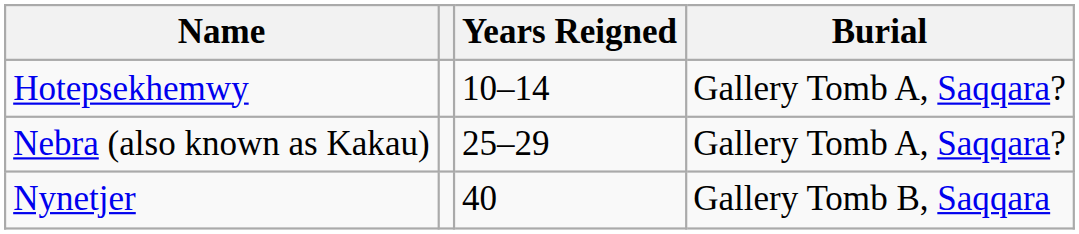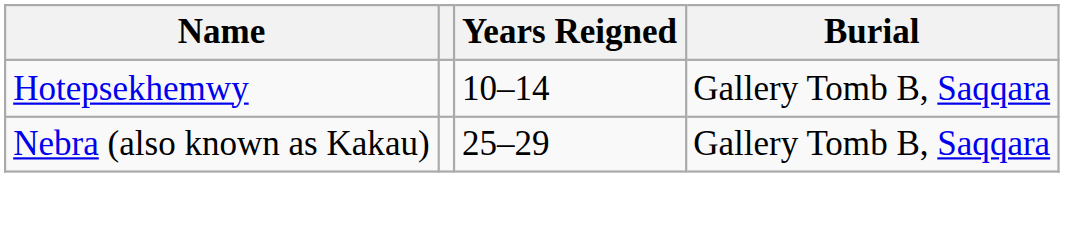(879, 87) Gallery Tomb A, Saqqara? -> (872, 87) Gallery Tomb B, Saqqara
(879, 143) Gallery Tomb A, Saqqara? -> (872, 143) Gallery Tomb B, Saqqara
- row: (74, 198)
